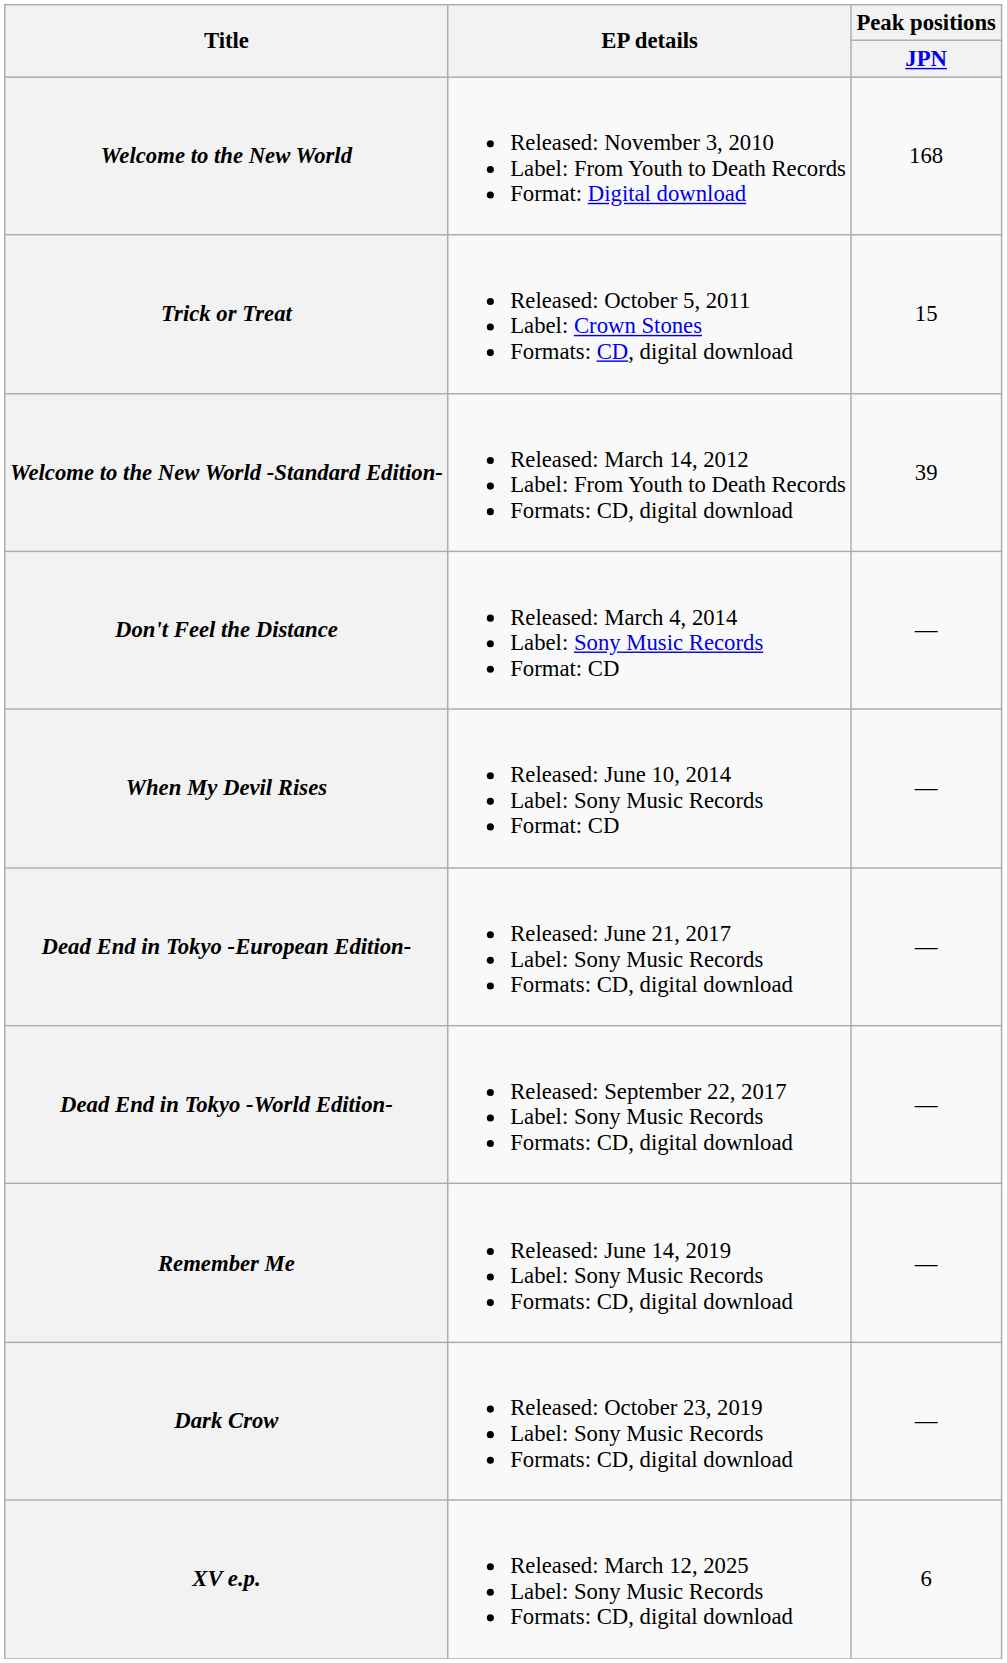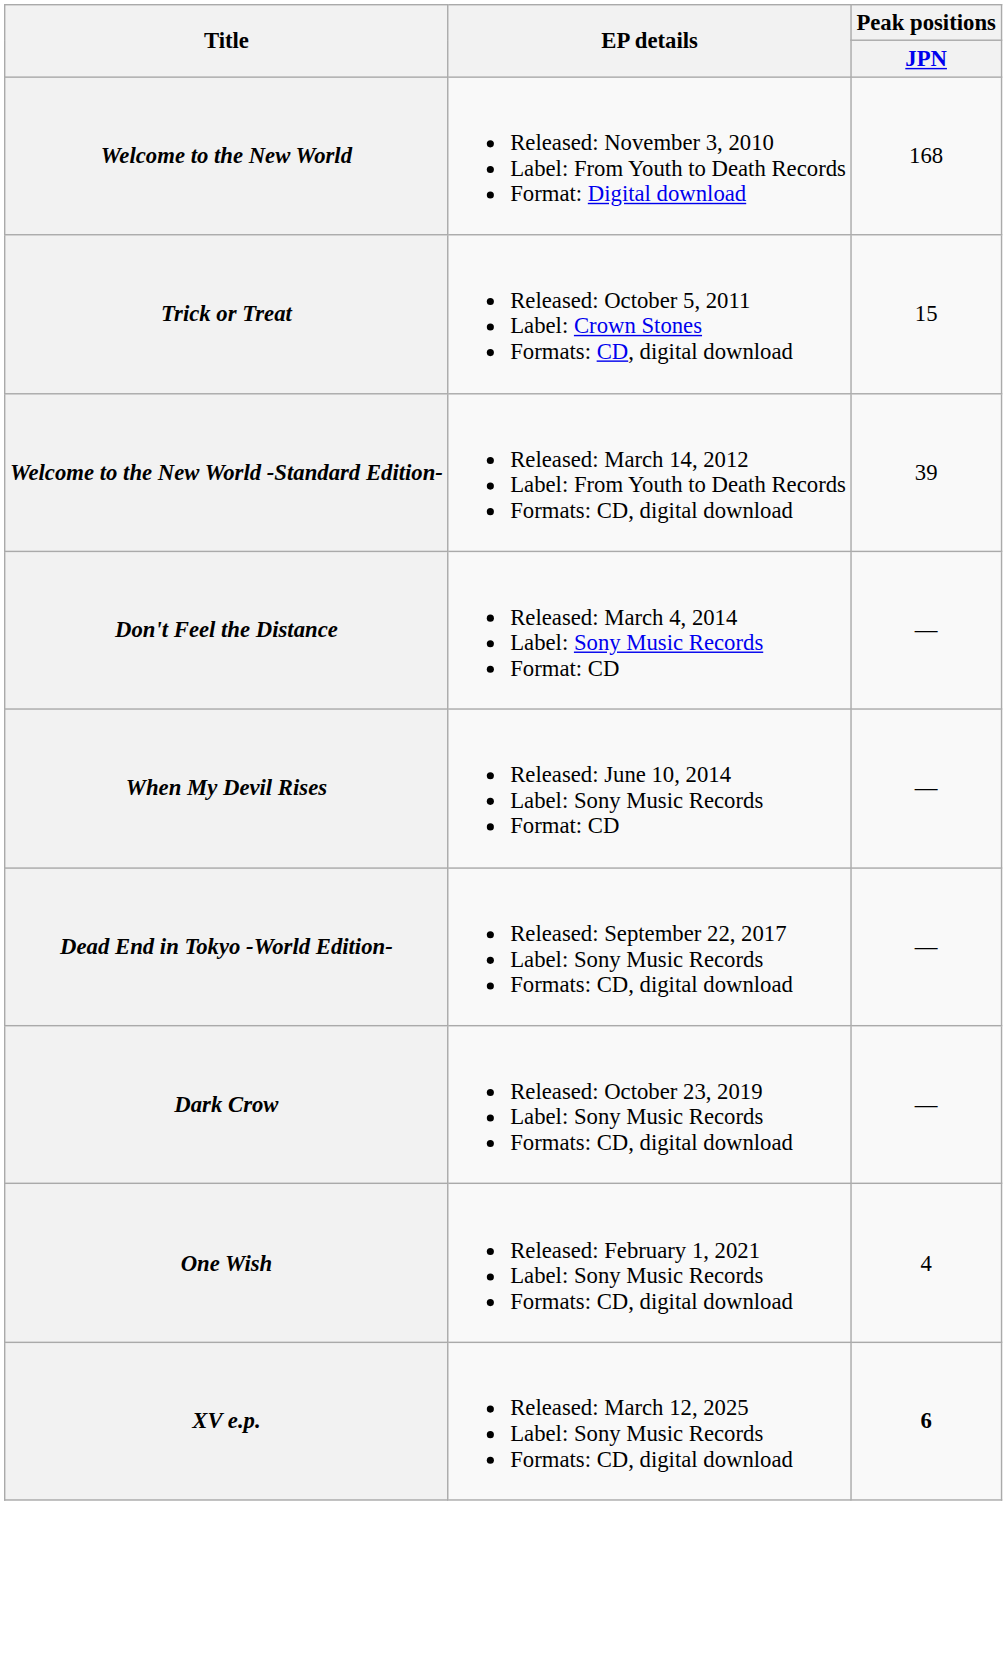- row: (226, 946)
- row: (226, 1262)
+ row: (226, 1262)
(926, 1579) normal -> (926, 1420) bold
